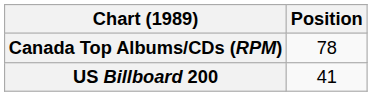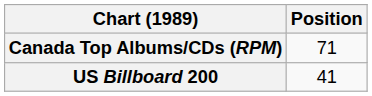(327, 47) 78 -> (327, 47) 71
